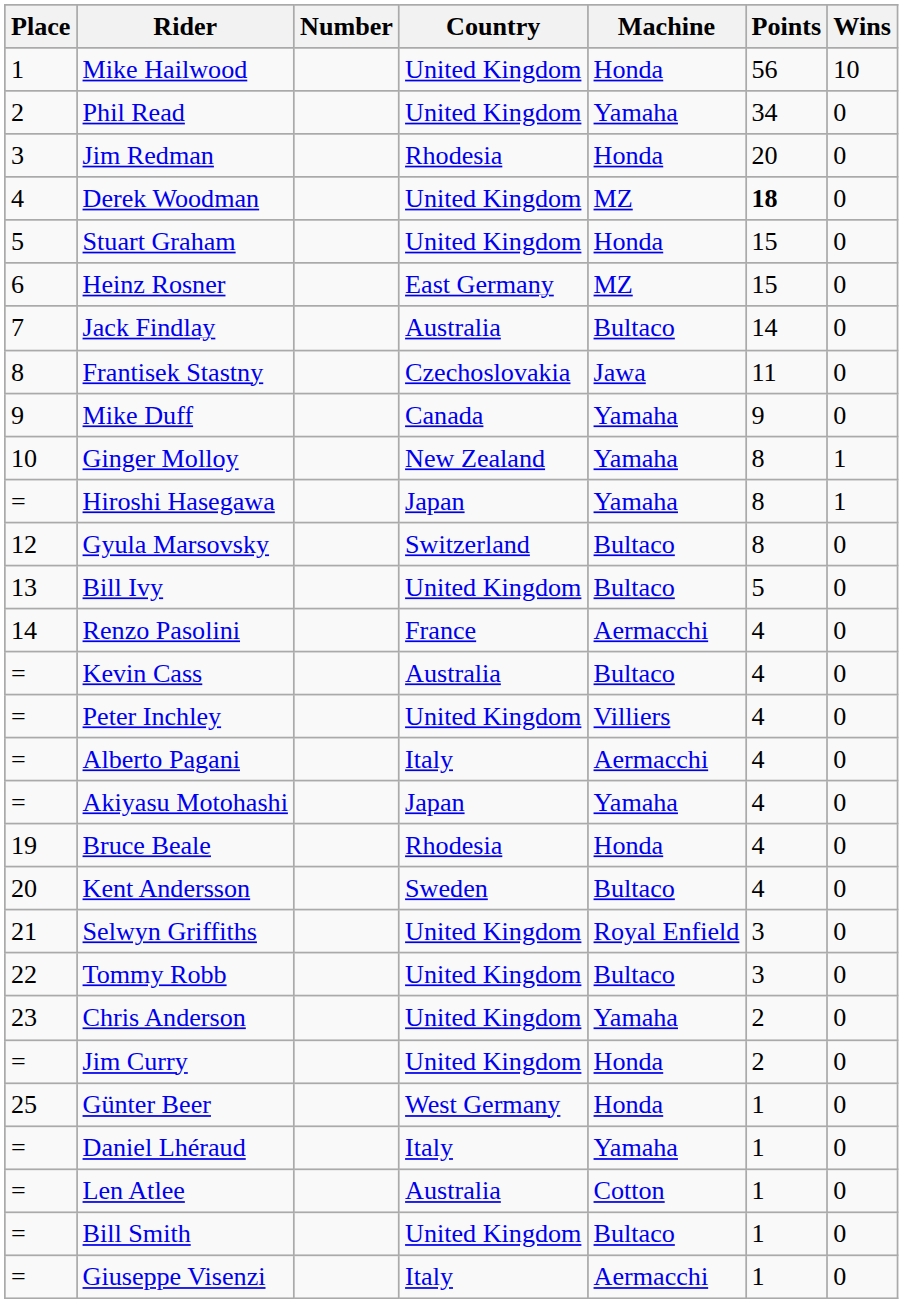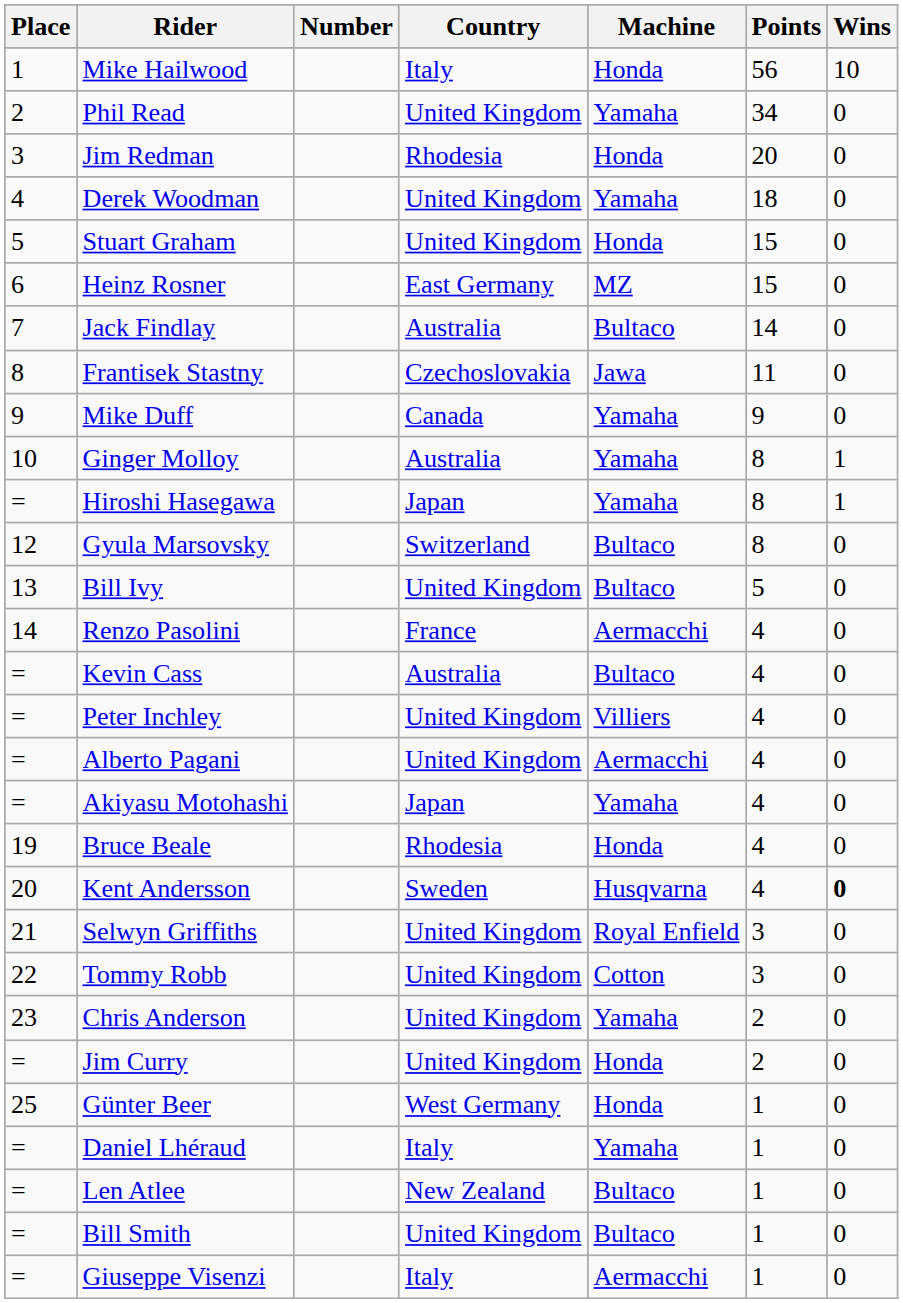(493, 69) United Kingdom -> (429, 69) Italy
(613, 198) MZ -> (636, 198) Yamaha
(765, 198) bold -> (765, 198) normal
(475, 457) New Zealand -> (453, 457) Australia
(429, 759) Italy -> (493, 759) United Kingdom
(634, 888) Bultaco -> (650, 888) Husqvarna
(840, 888) normal -> (840, 888) bold
(634, 974) Bultaco -> (629, 974) Cotton
(453, 1190) Australia -> (475, 1190) New Zealand
(629, 1190) Cotton -> (634, 1190) Bultaco
